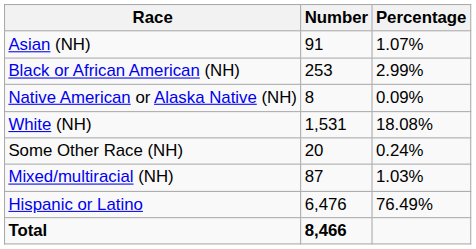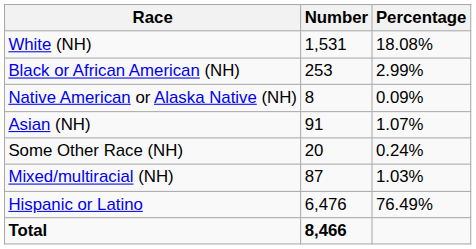rows swapped: (50, 124) <-> (49, 44)
